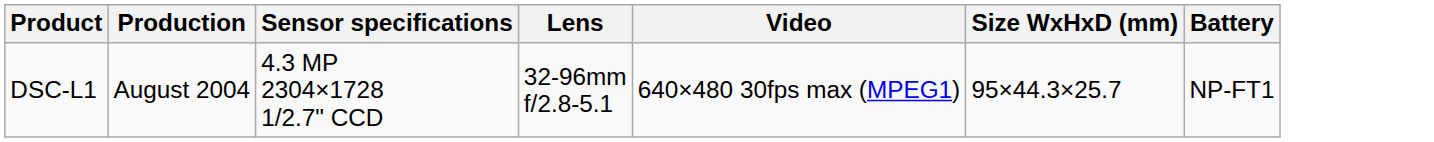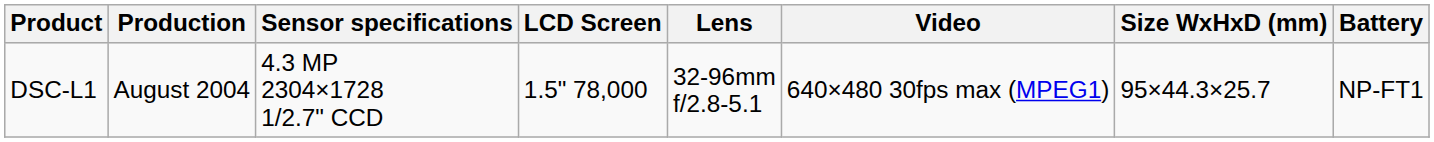+ column: (593, 23)
